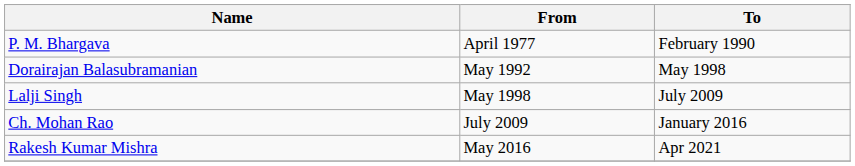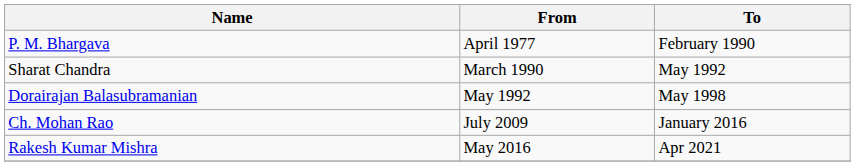+ row: (59, 69)
- row: (45, 95)
